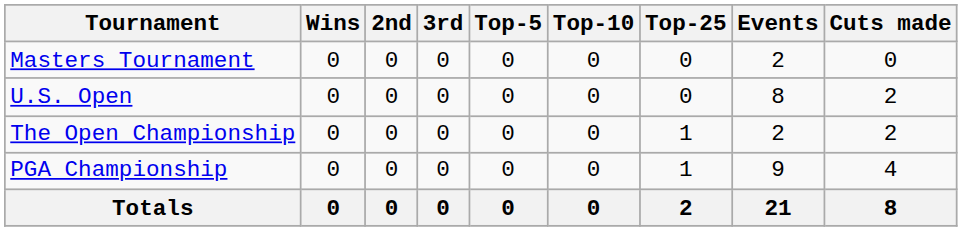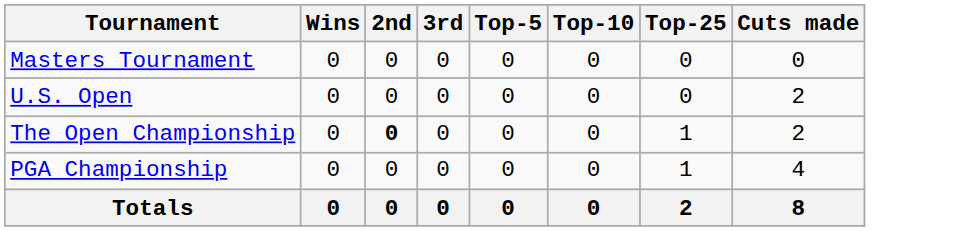- column: (778, 23)
(392, 134) normal -> (392, 134) bold
